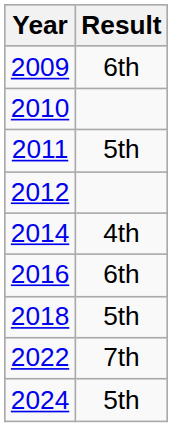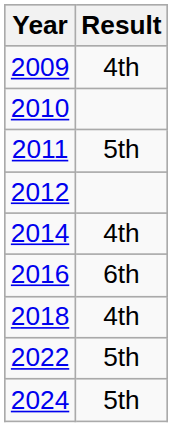(121, 66) 6th -> (121, 66) 4th
(121, 316) 5th -> (121, 316) 4th
(121, 358) 7th -> (121, 358) 5th
